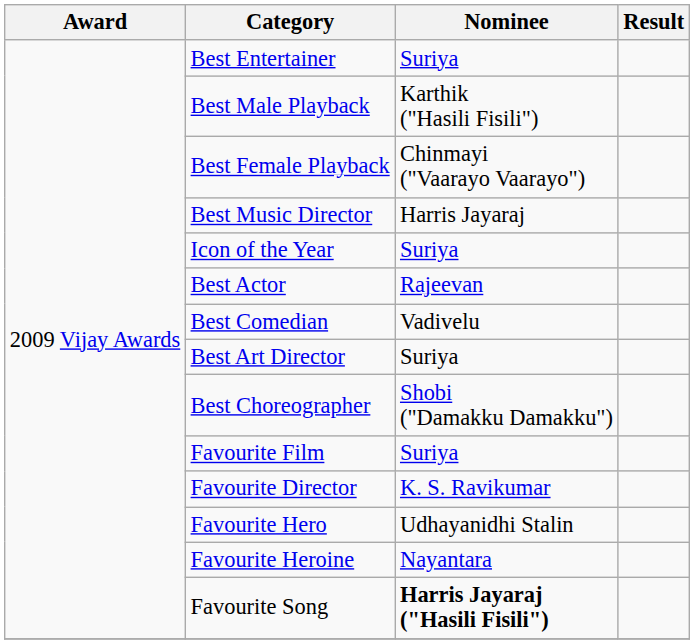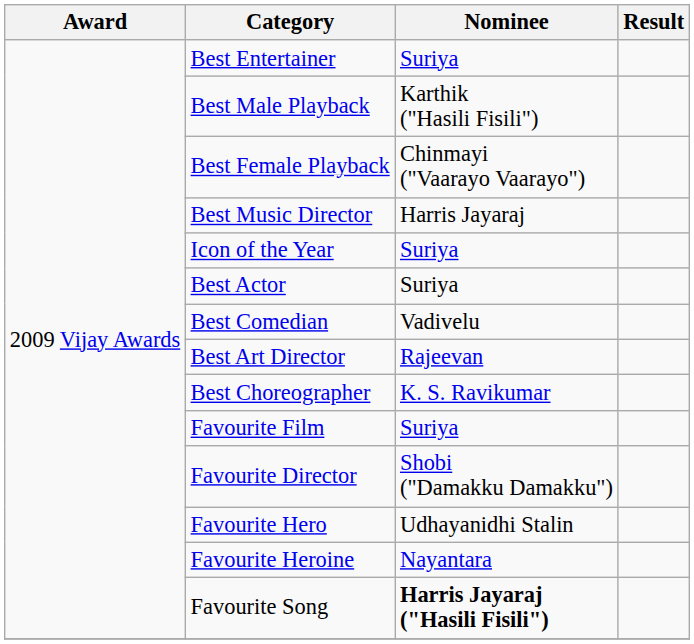(442, 285) Rajeevan -> (429, 285) Suriya
(429, 356) Suriya -> (442, 356) Rajeevan
(506, 404) Shobi ("Damakku Damakku") -> (475, 392) K. S. Ravikumar
(475, 488) K. S. Ravikumar -> (506, 476) Shobi ("Damakku Damakku")
